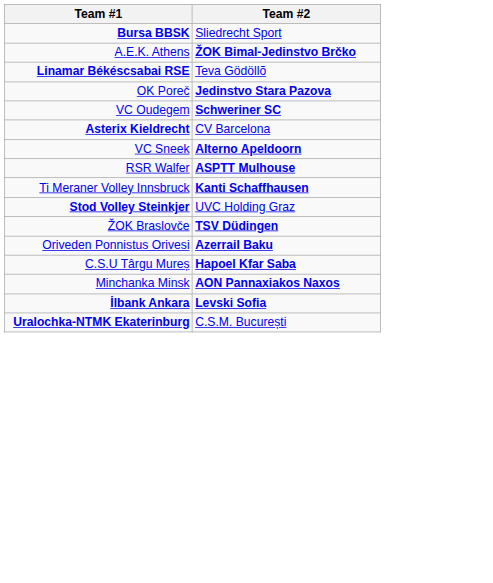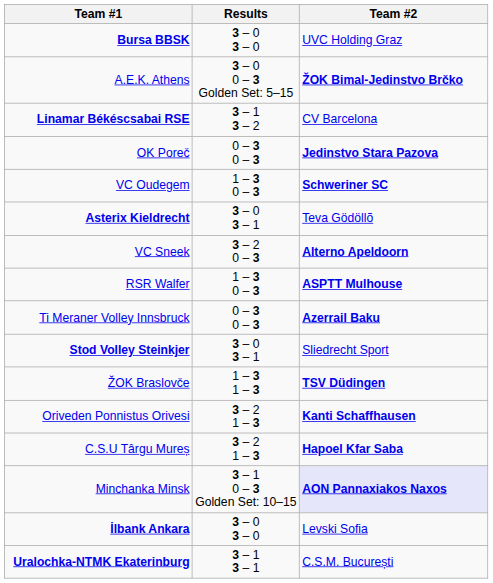+ column: (246, 14)
(238, 33) Sliedrecht Sport -> (352, 40) UVC Holding Graz
(231, 71) Teva Gödöllõ -> (340, 119) CV Barcelona
(233, 129) CV Barcelona -> (338, 218) Teva Gödöllõ
(252, 187) Kanti Schaffhausen -> (341, 317) Azerrail Baku
(245, 206) UVC Holding Graz -> (345, 350) Sliedrecht Sport
(234, 245) Azerrail Baku -> (359, 416) Kanti Schaffhausen
(268, 284) no background -> (375, 489) lavender background
(231, 303) bold -> (335, 529) normal
